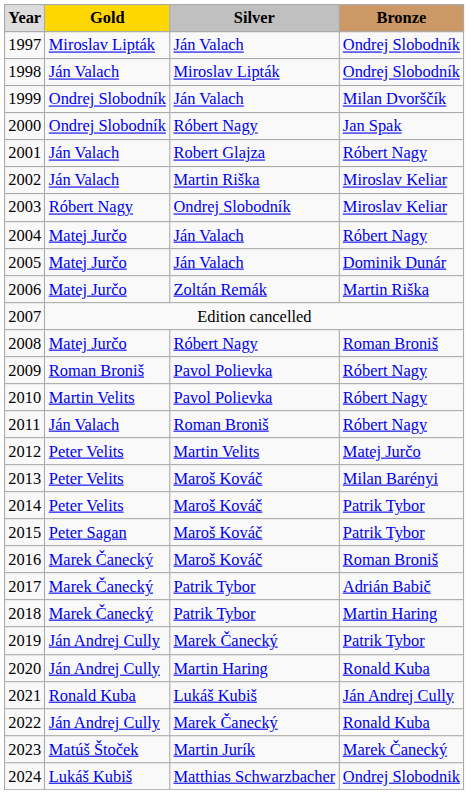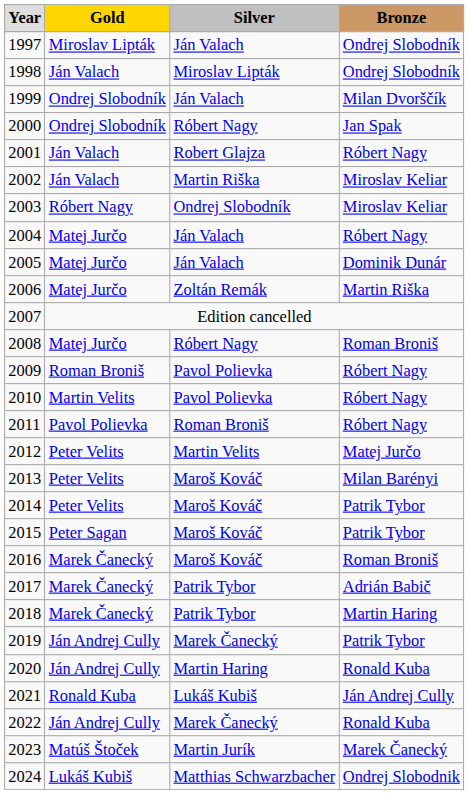(84, 424) Ján Valach -> (98, 424) Pavol Polievka
